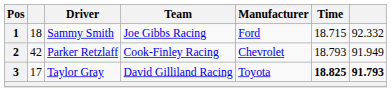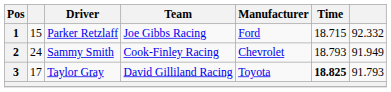(36, 33) 18 -> (36, 33) 15
(81, 33) Sammy Smith -> (83, 33) Parker Retzlaff
(36, 52) 42 -> (36, 52) 24
(83, 52) Parker Retzlaff -> (81, 52) Sammy Smith
(368, 72) bold -> (368, 72) normal
